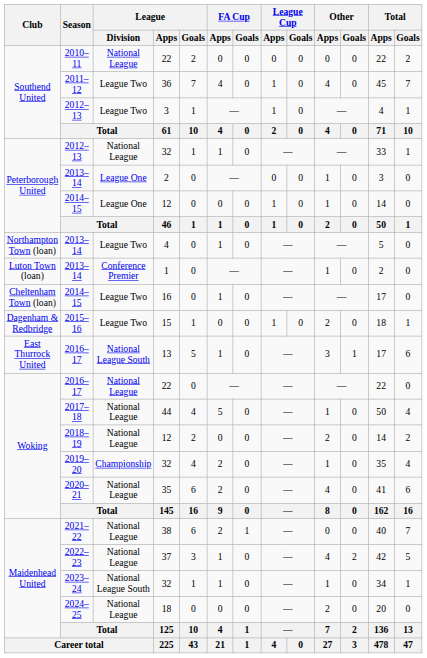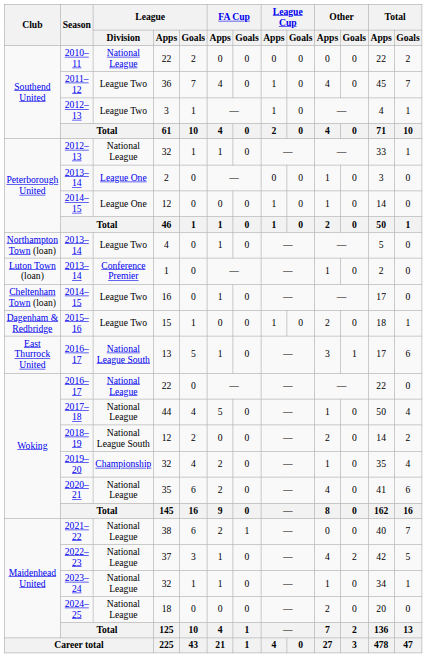(123, 438) National League -> (123, 438) National League South
(123, 583) National League South -> (123, 583) National League
